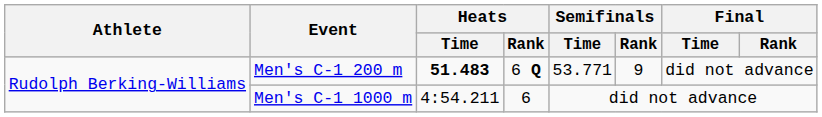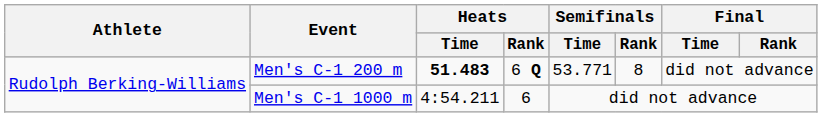(639, 71) 9 -> (639, 71) 8
